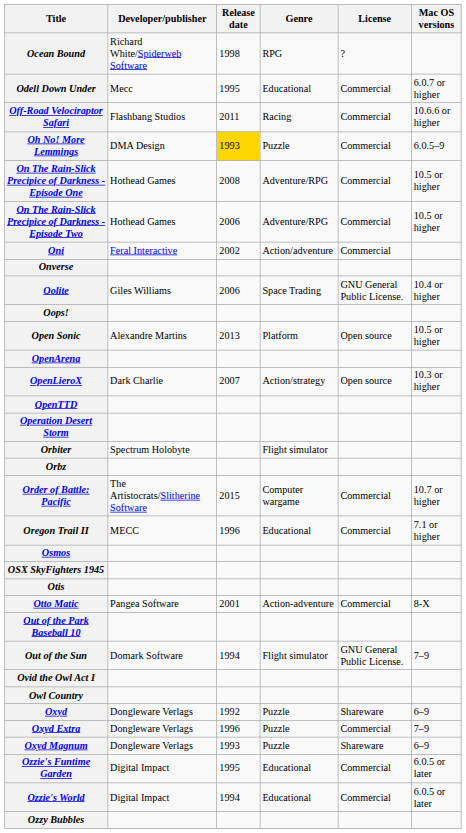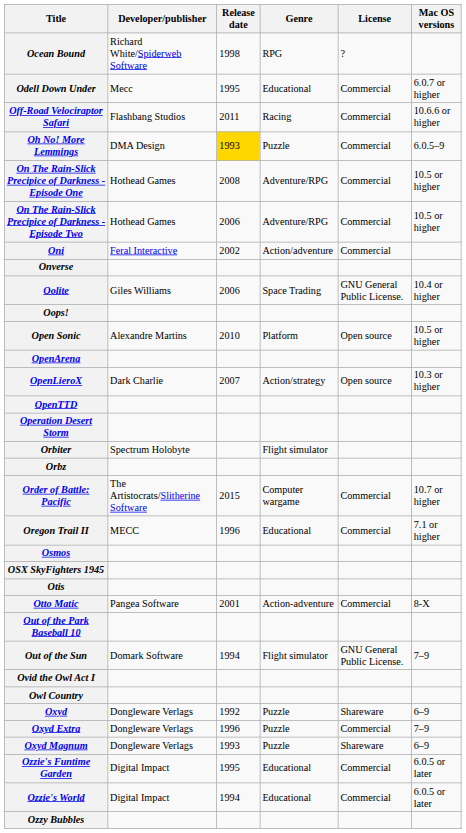(230, 335) 2013 -> (230, 335) 2010
